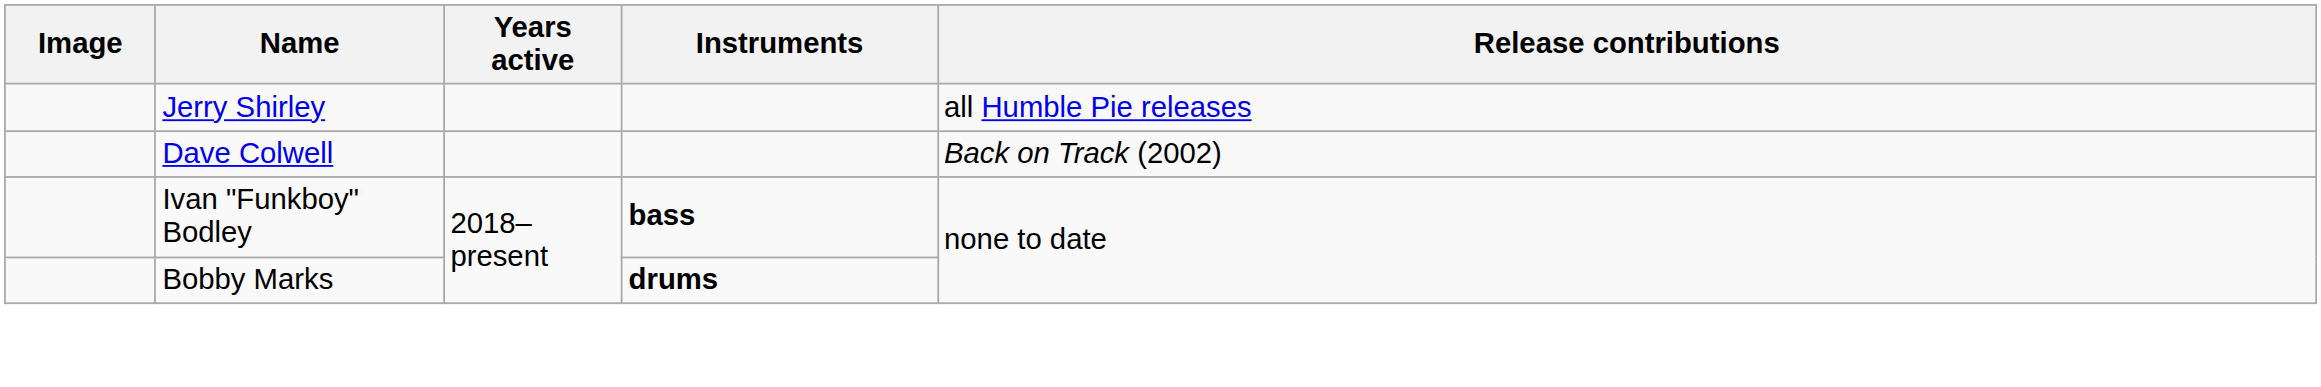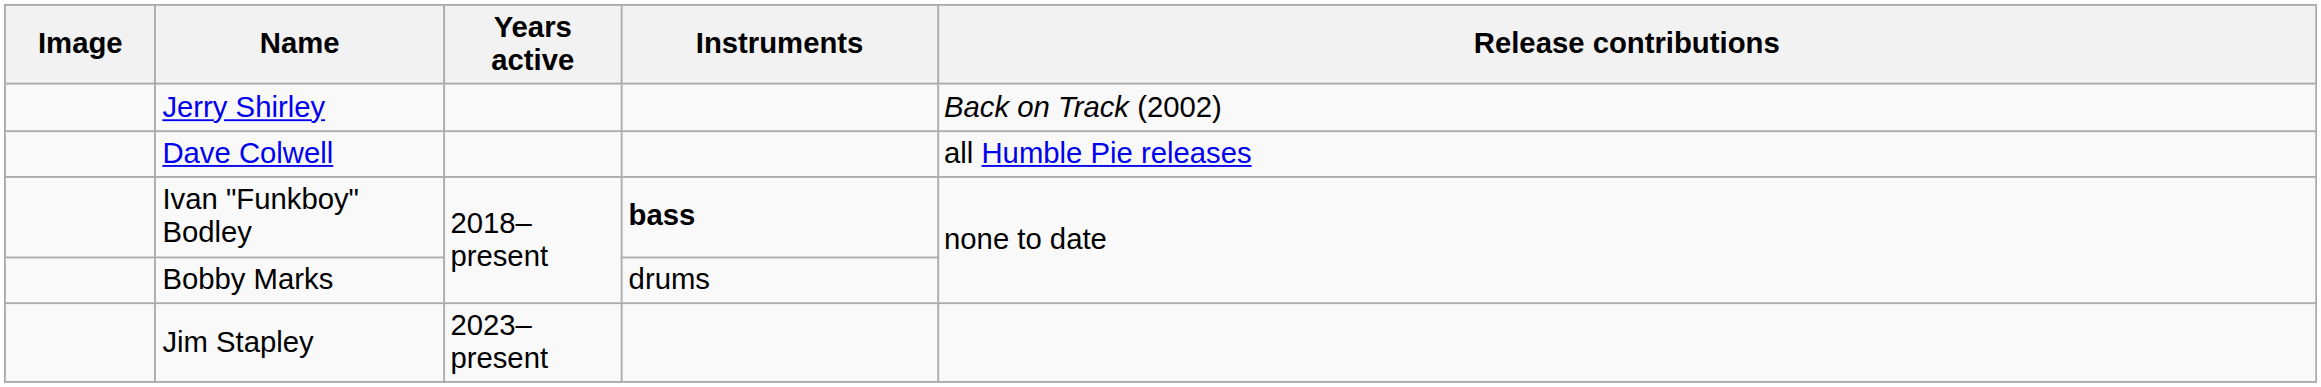(1098, 107) all Humble Pie releases -> (1083, 107) Back on Track (2002)
(1083, 153) Back on Track (2002) -> (1098, 153) all Humble Pie releases
(673, 279) bold -> (669, 279) normal
+ row: (238, 342)
